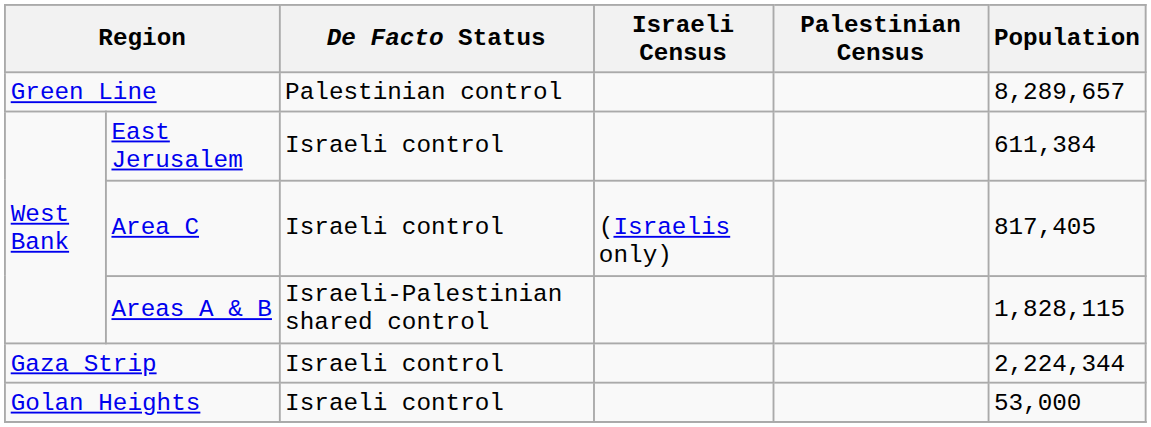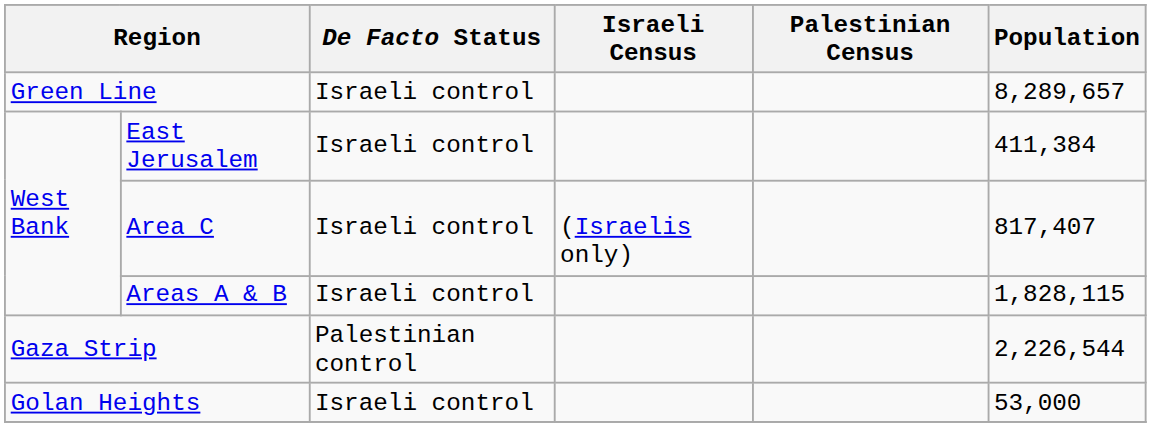(424, 92) Palestinian control -> (424, 92) Israeli control
(1045, 146) 611,384 -> (1045, 146) 411,384
(1045, 228) 817,405 -> (1045, 228) 817,407
(424, 309) Israeli-Palestinian shared control -> (424, 295) Israeli control
(395, 363) Israeli control -> (395, 349) Palestinian control
(1060, 363) 2,224,344 -> (1060, 349) 2,226,544
